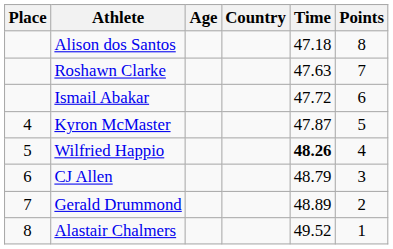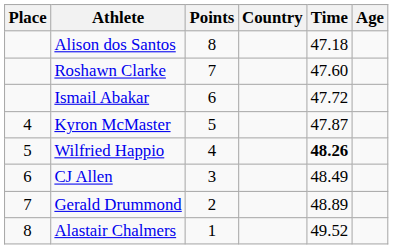columns swapped: (203, 17) <-> (362, 17)
(313, 71) 47.63 -> (329, 71) 47.60
(313, 177) 48.79 -> (329, 177) 48.49
